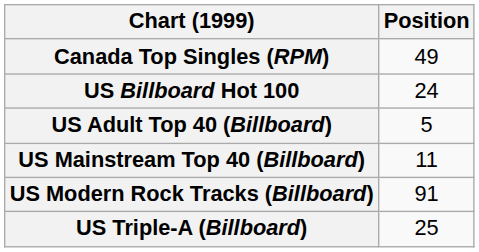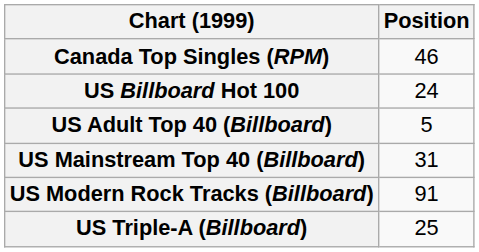(427, 56) 49 -> (427, 56) 46
(427, 159) 11 -> (427, 159) 31
